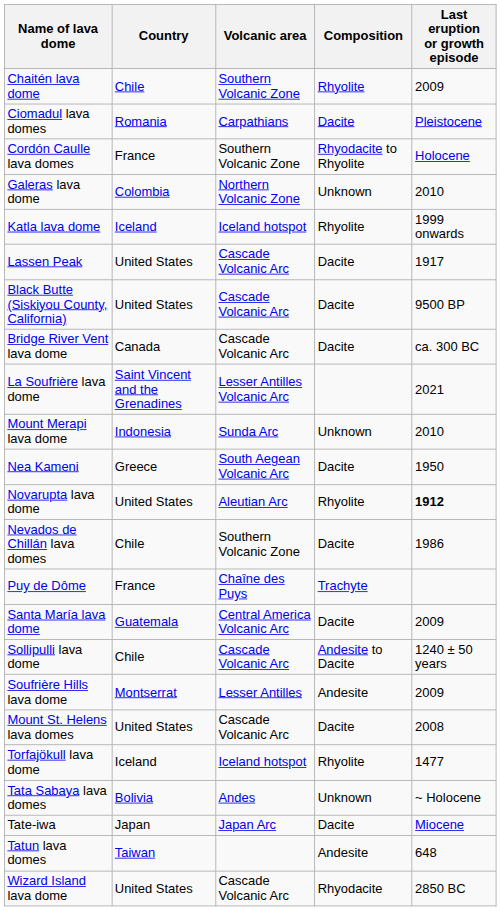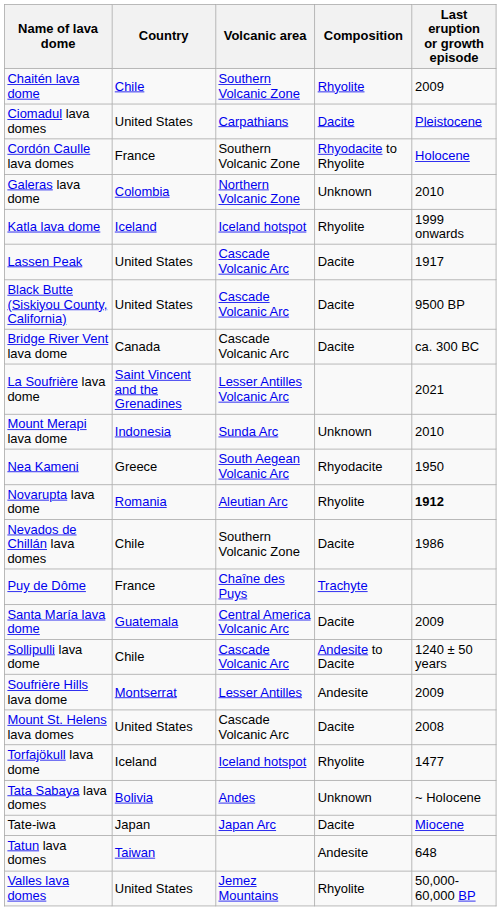(141, 121) Romania -> (154, 121) United States
(336, 466) Dacite -> (350, 466) Rhyodacite
(154, 501) United States -> (141, 501) Romania
+ row: (38, 888)
- row: (47, 888)
